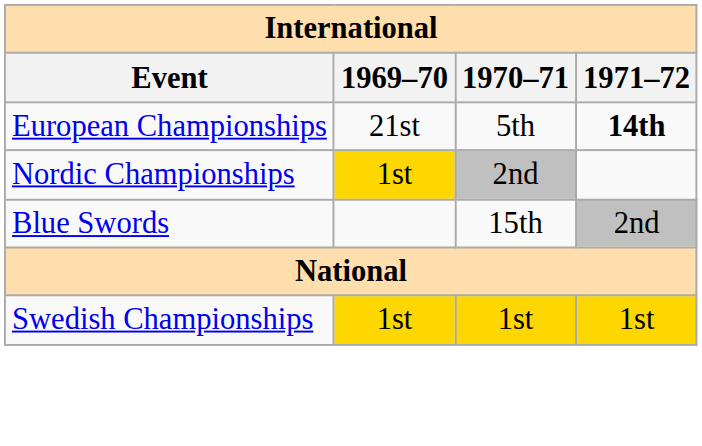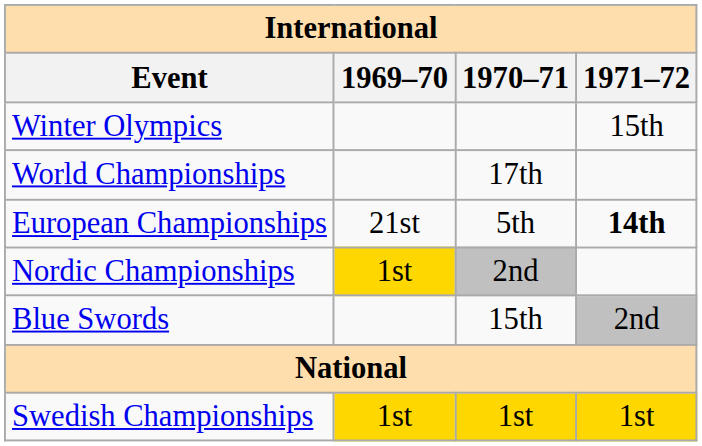+ row: (117, 125)
+ row: (149, 174)
